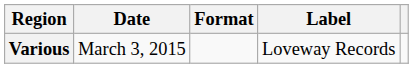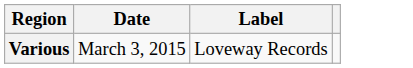- column: (224, 19)
